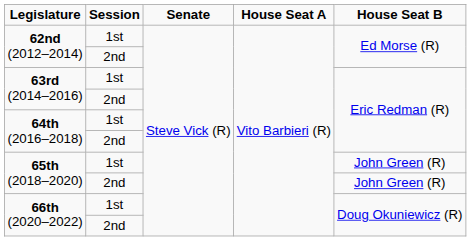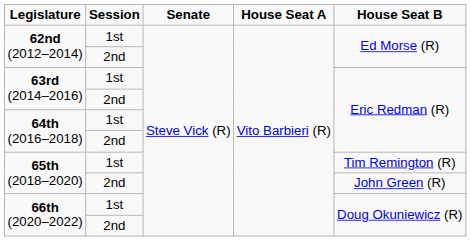(400, 162) John Green (R) -> (400, 162) Tim Remington (R)
